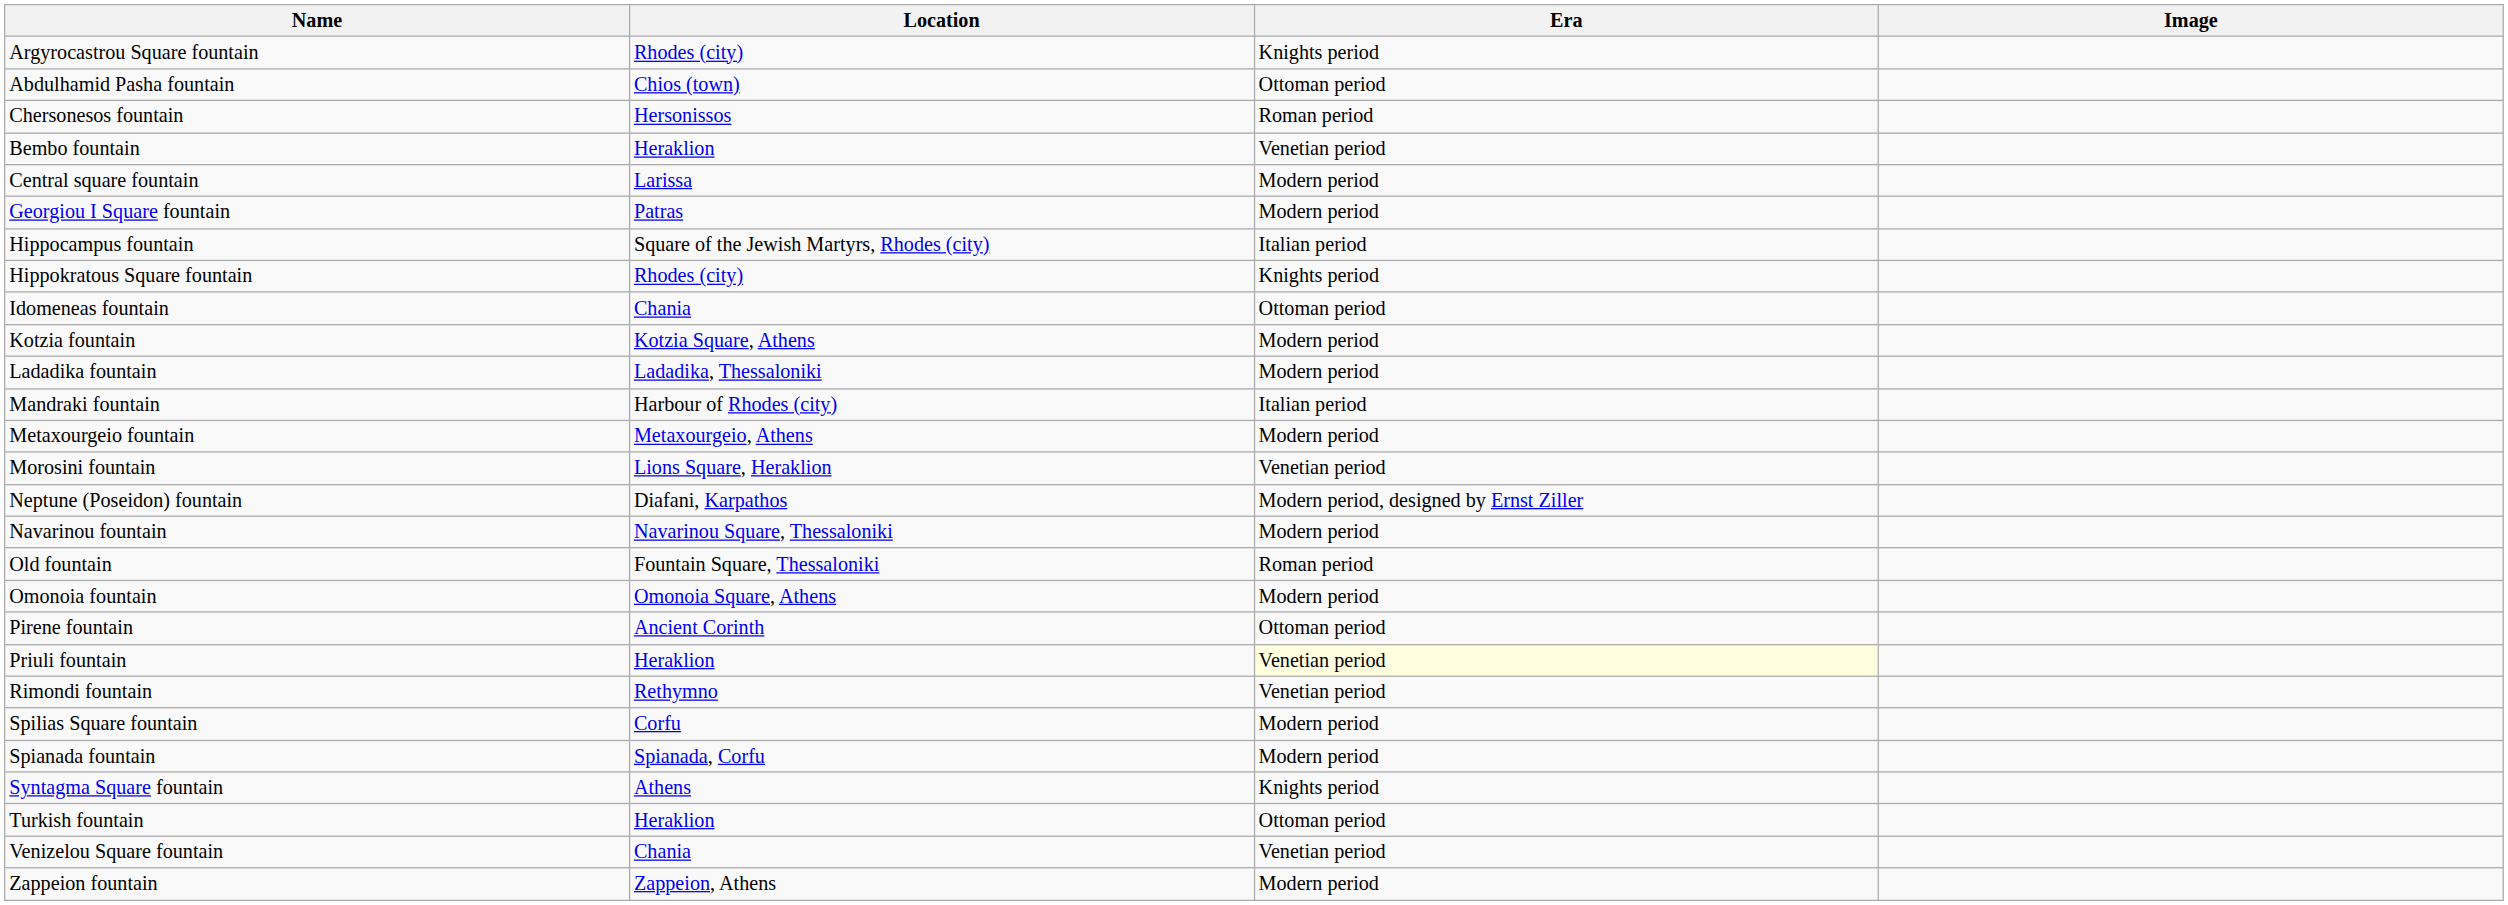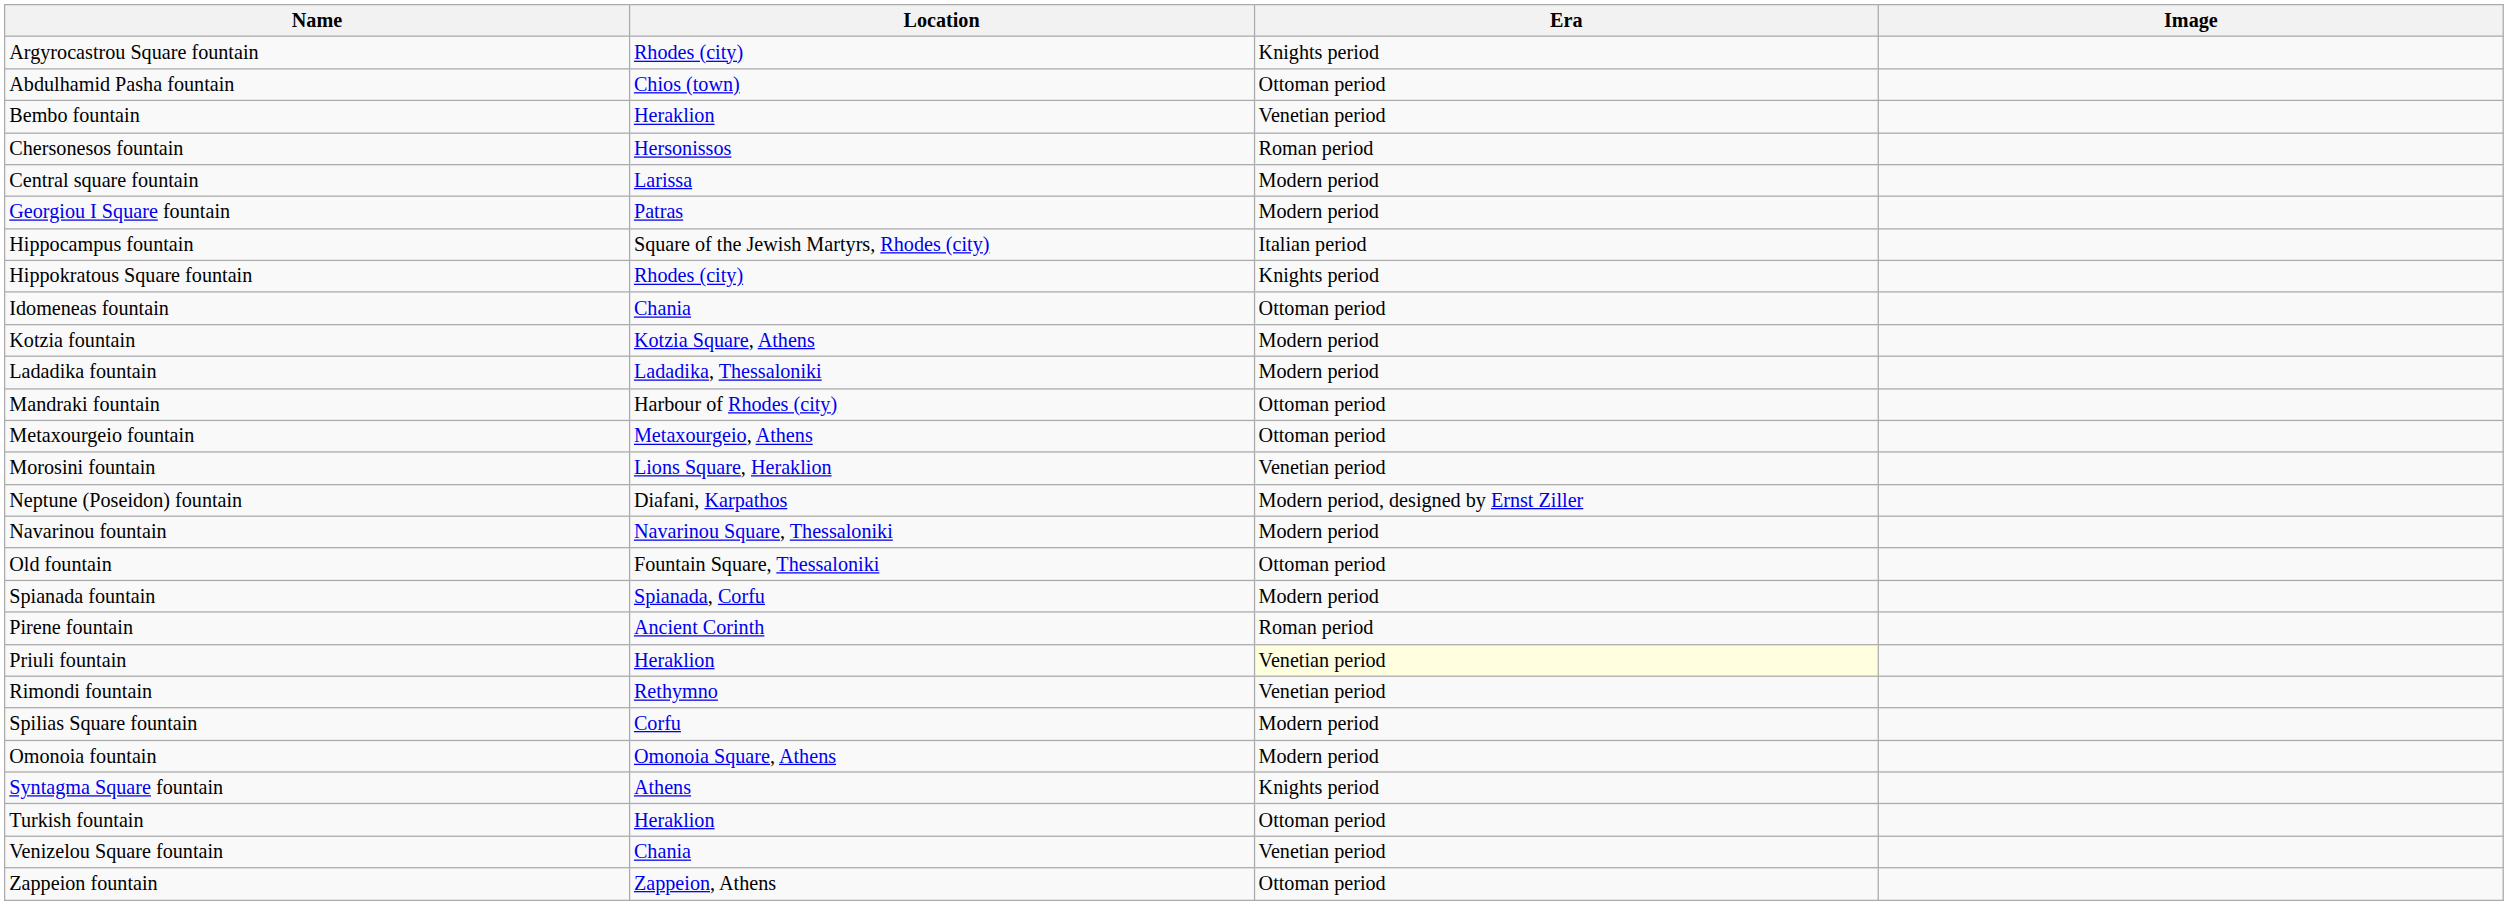rows swapped: (75, 148) <-> (96, 116)
(1313, 404) Italian period -> (1322, 404) Ottoman period
(1319, 436) Modern period -> (1322, 436) Ottoman period
(1316, 564) Roman period -> (1322, 564) Ottoman period
rows swapped: (83, 595) <-> (82, 755)
(1322, 627) Ottoman period -> (1316, 627) Roman period
(1319, 883) Modern period -> (1322, 883) Ottoman period
